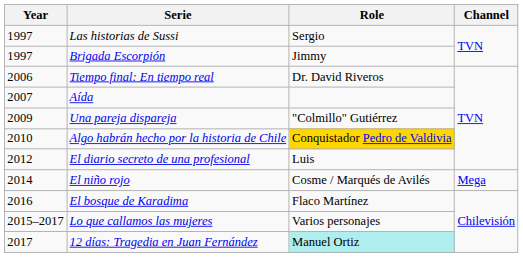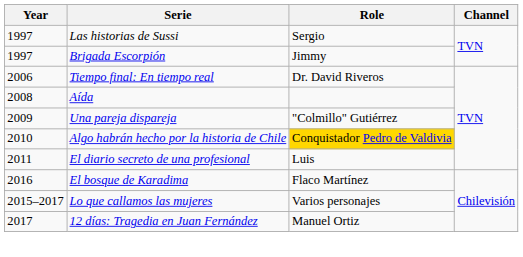(20, 97) 2007 -> (20, 97) 2008
(20, 159) 2012 -> (20, 159) 2011
- row: (100, 180)
(326, 242) paleturquoise background -> (326, 221) no background
